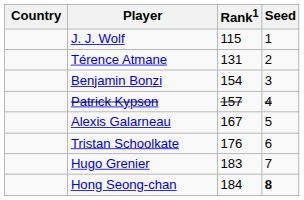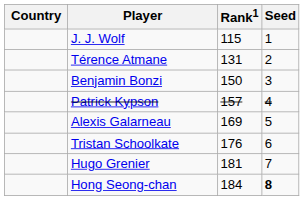(231, 80) 154 -> (231, 80) 150
(231, 122) 167 -> (231, 122) 169
(231, 164) 183 -> (231, 164) 181
